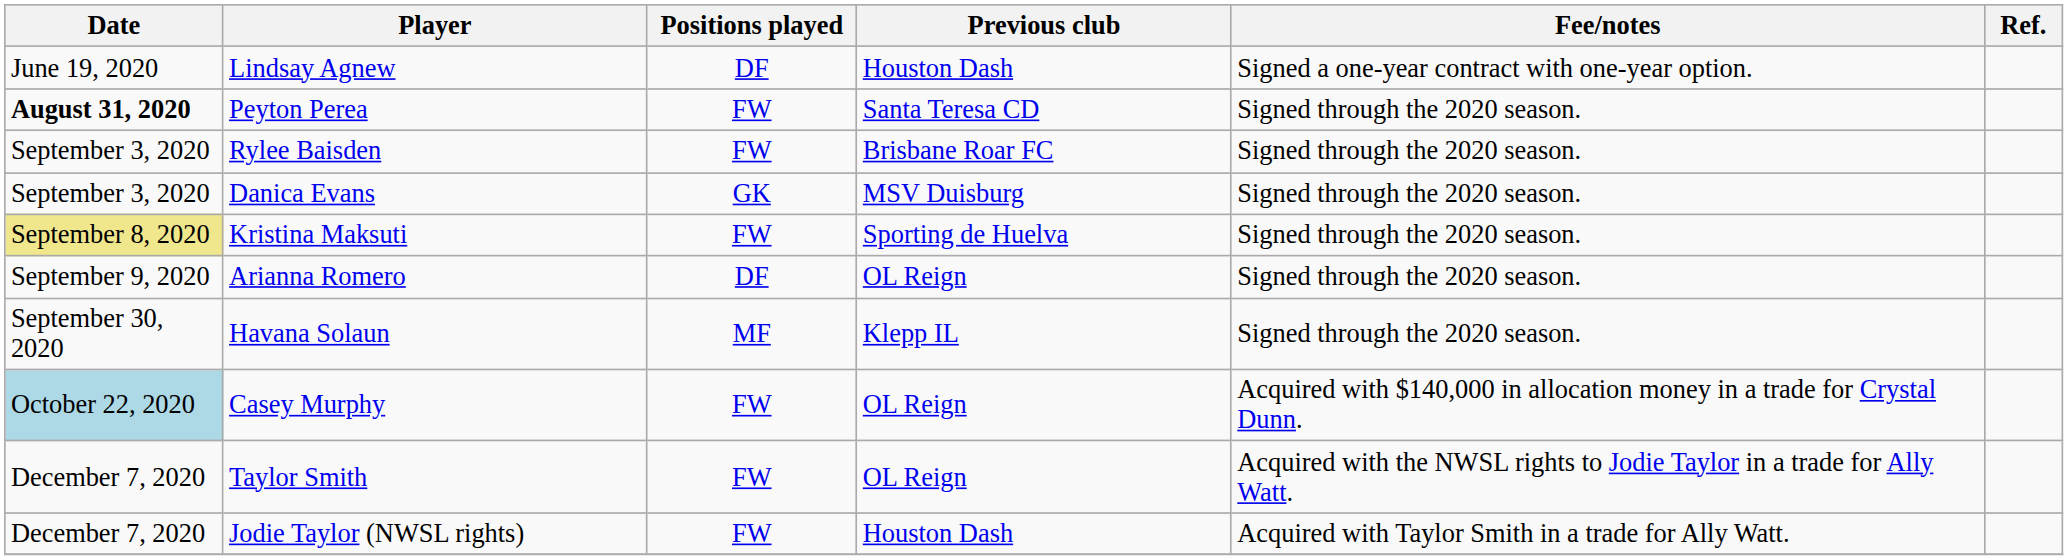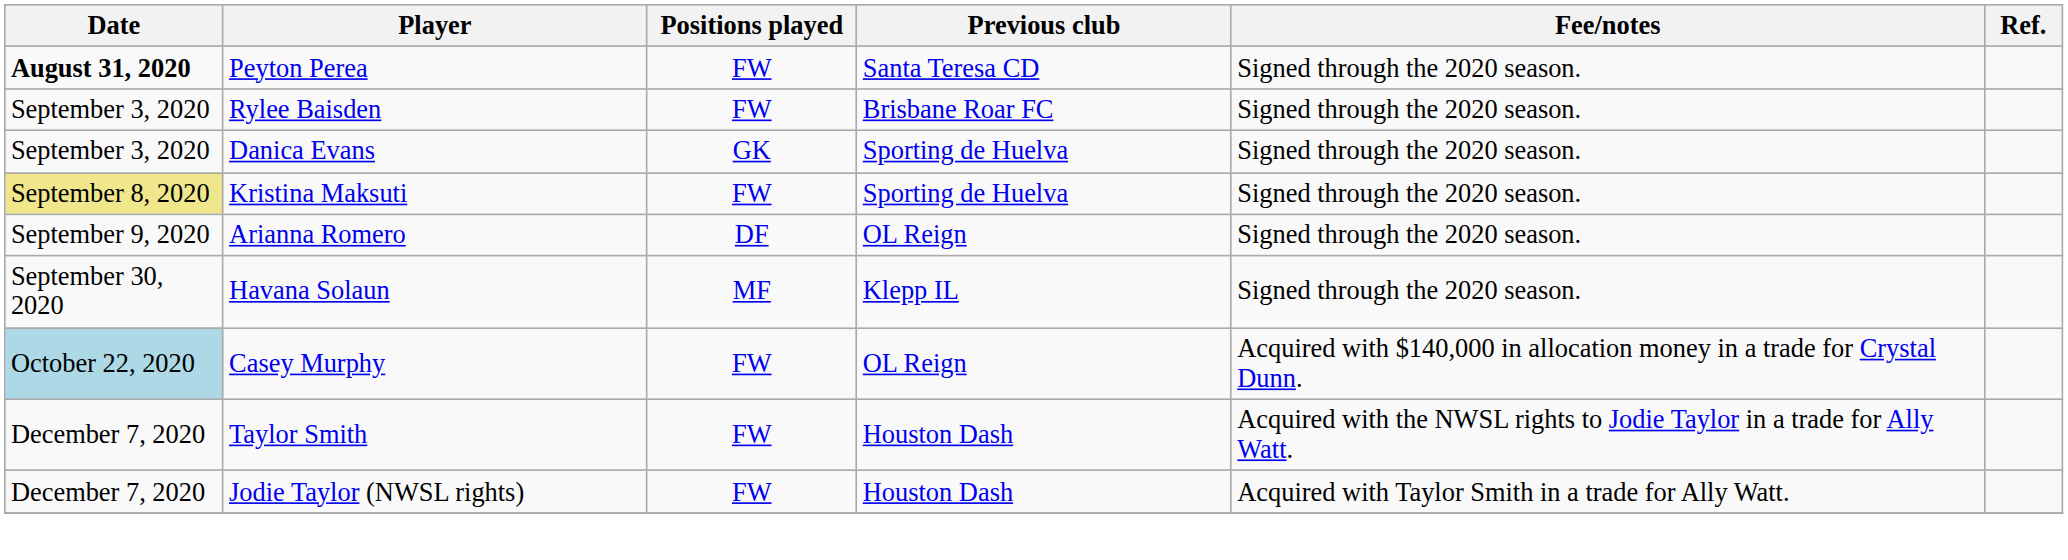- row: (312, 67)
(943, 192) MSV Duisburg -> (965, 151) Sporting de Huelva
(915, 476) OL Reign -> (938, 434) Houston Dash
